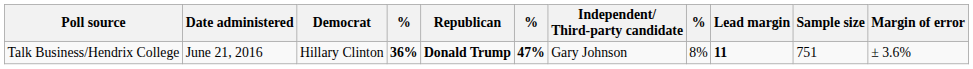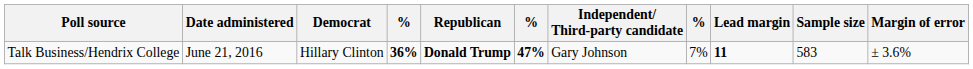(699, 52) 8% -> (699, 52) 7%
(807, 52) 751 -> (807, 52) 583
